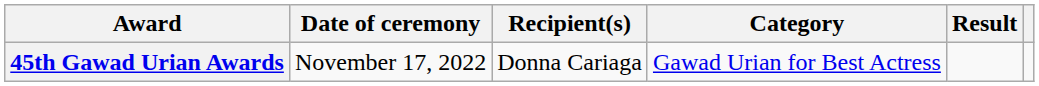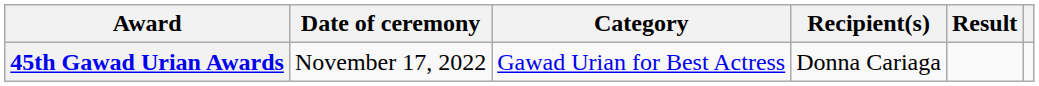columns swapped: (797, 23) <-> (570, 23)
